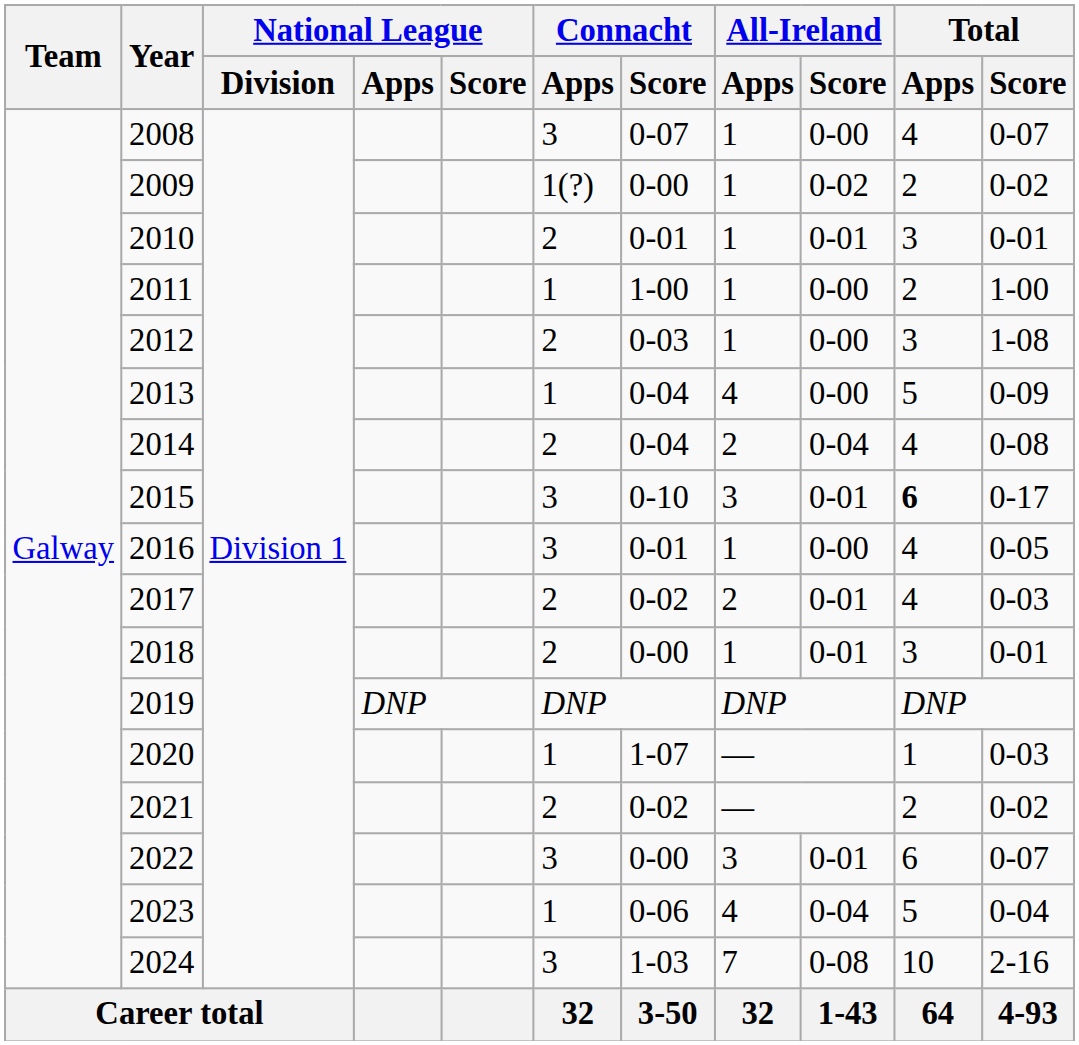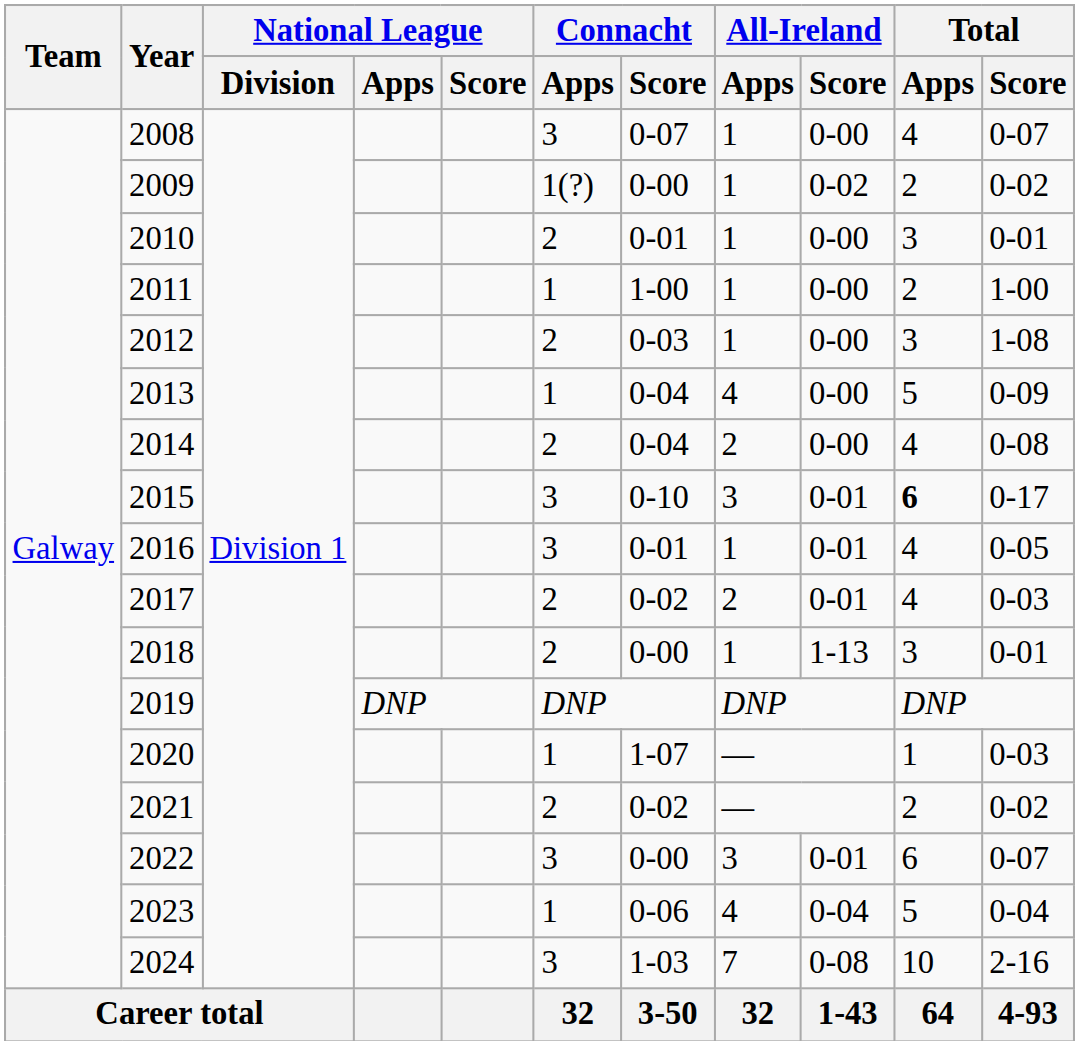(839, 237) 0-01 -> (839, 237) 0-00
(839, 444) 0-04 -> (839, 444) 0-00
(839, 548) 0-00 -> (839, 548) 0-01
(839, 651) 0-01 -> (839, 651) 1-13
